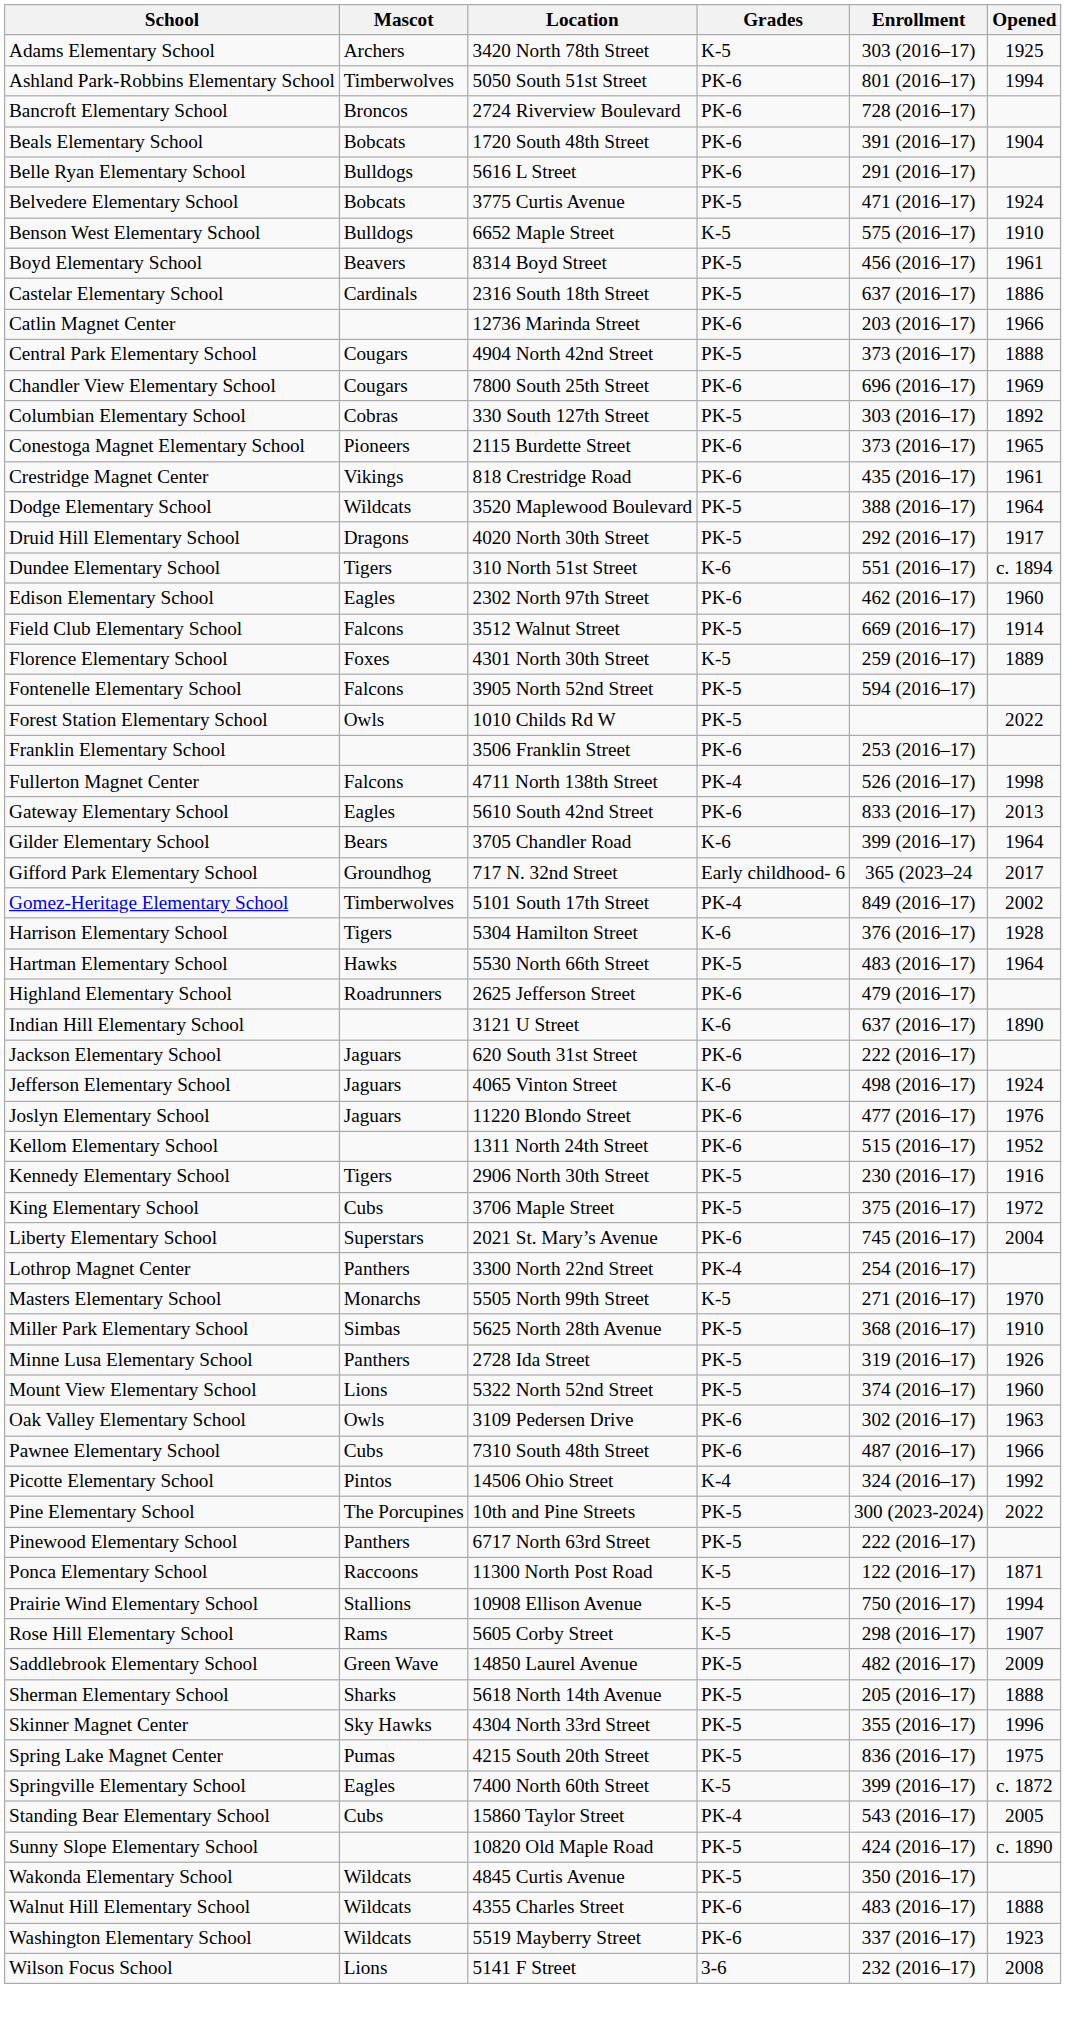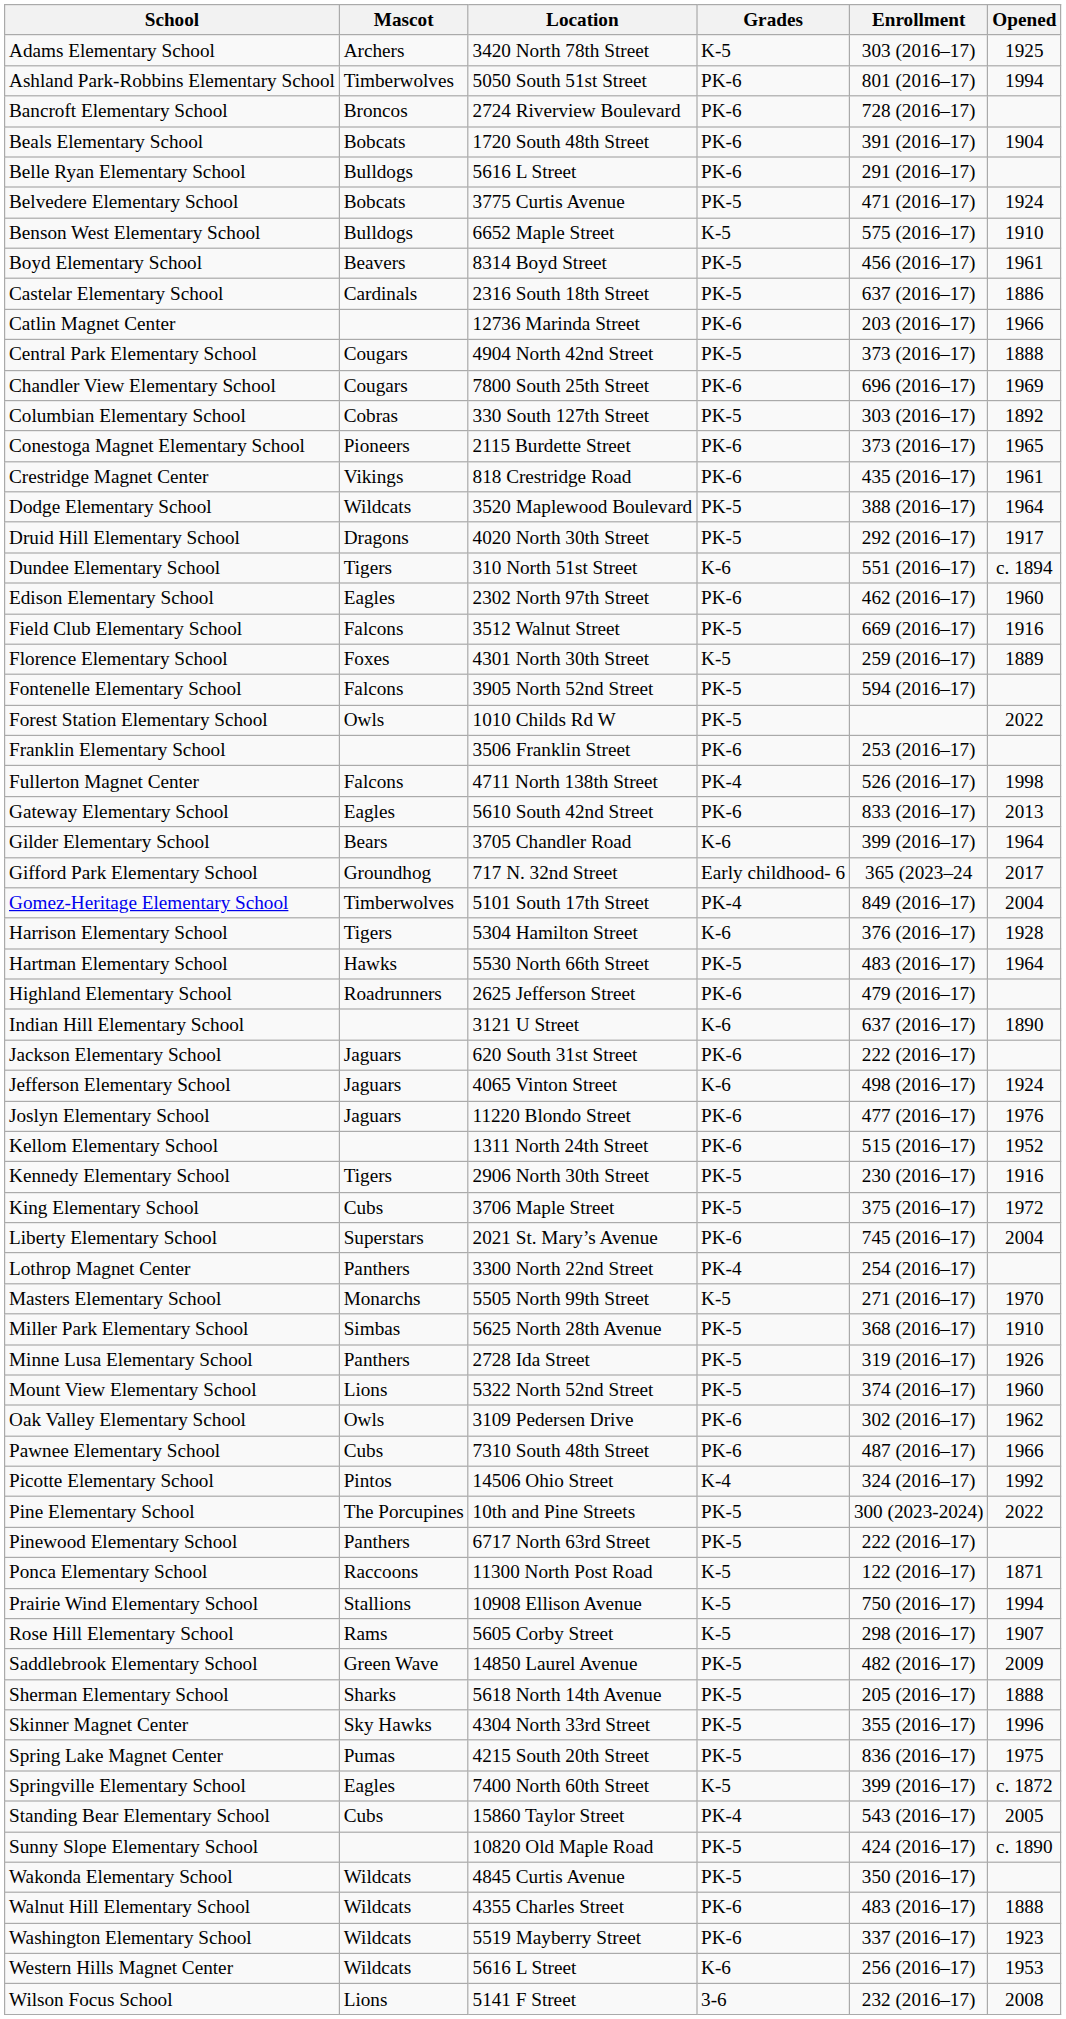(1024, 628) 1914 -> (1024, 628) 1916
(1024, 902) 2002 -> (1024, 902) 2004
(1024, 1420) 1963 -> (1024, 1420) 1962
+ row: (121, 1968)
